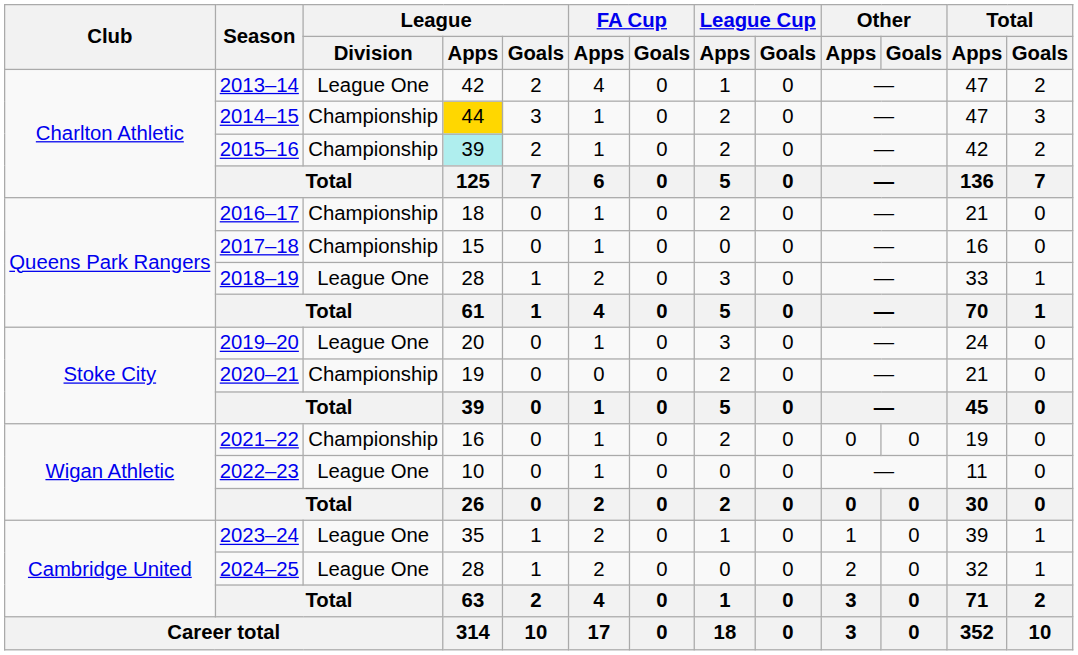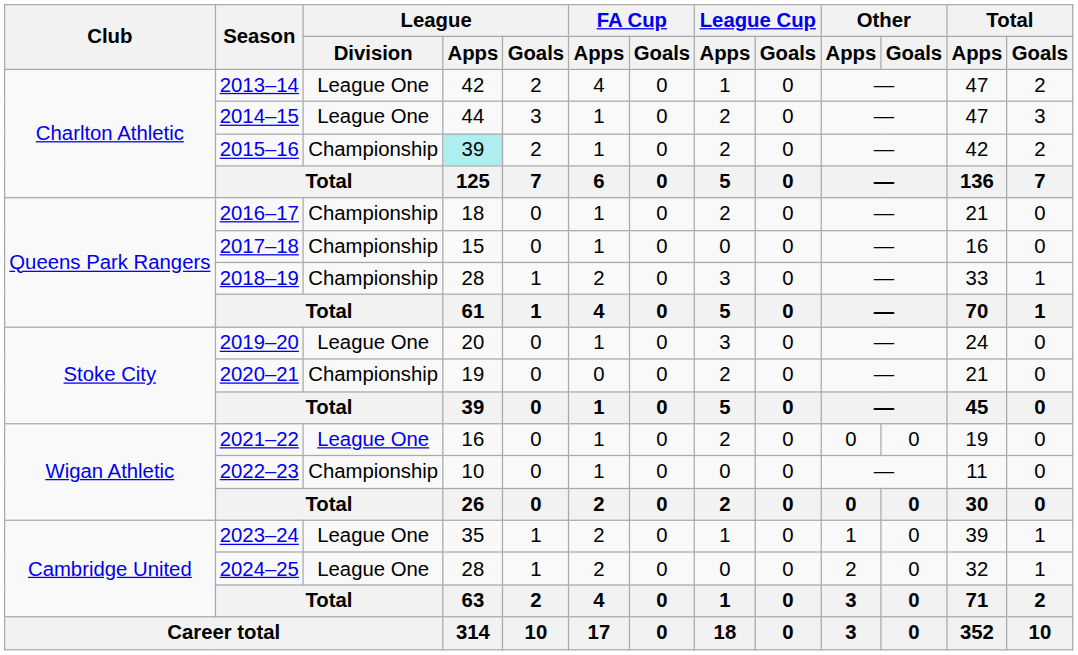(373, 117) Championship -> (373, 117) League One
(473, 117) gold background -> (473, 117) no background
(373, 278) League One -> (373, 278) Championship
(373, 439) Championship -> (373, 439) League One
(373, 471) League One -> (373, 471) Championship
